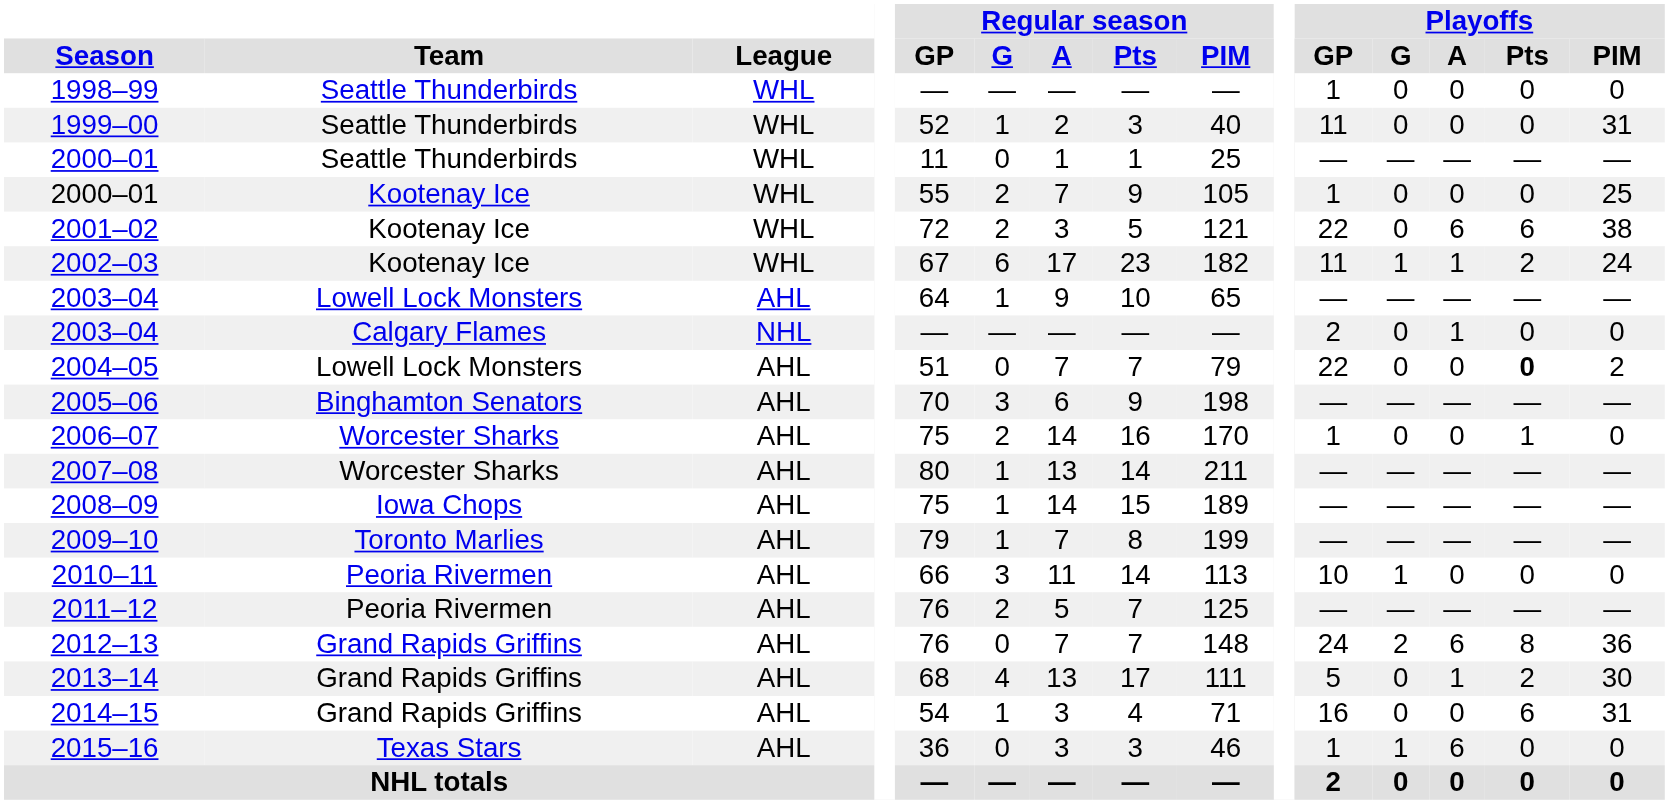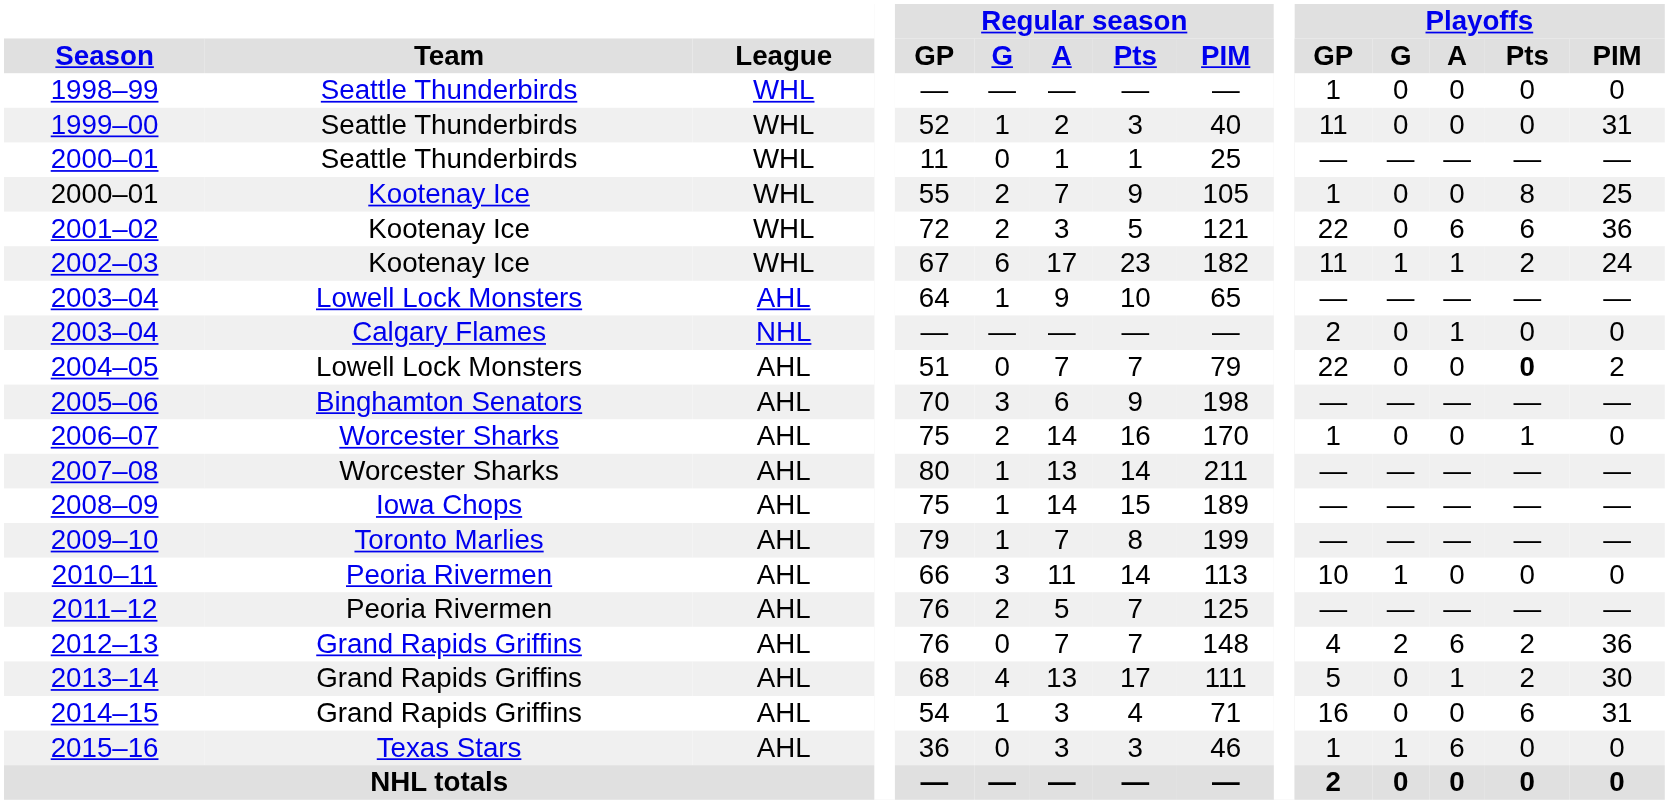(1527, 193) 0 -> (1527, 193) 8
(1617, 228) 38 -> (1617, 228) 36
(1333, 643) 24 -> (1333, 643) 4
(1527, 643) 8 -> (1527, 643) 2
